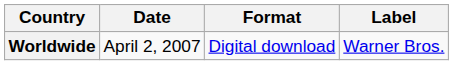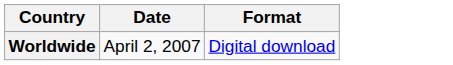- column: (394, 18)
